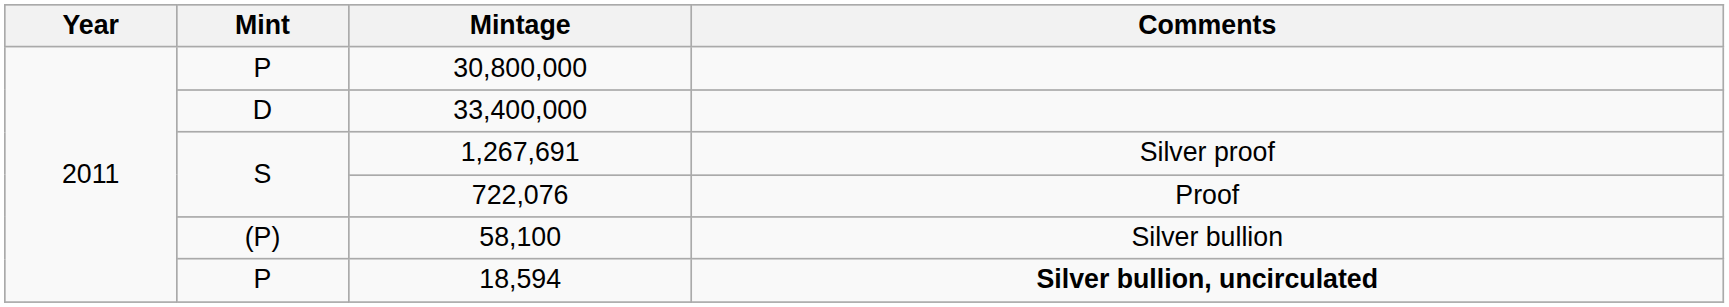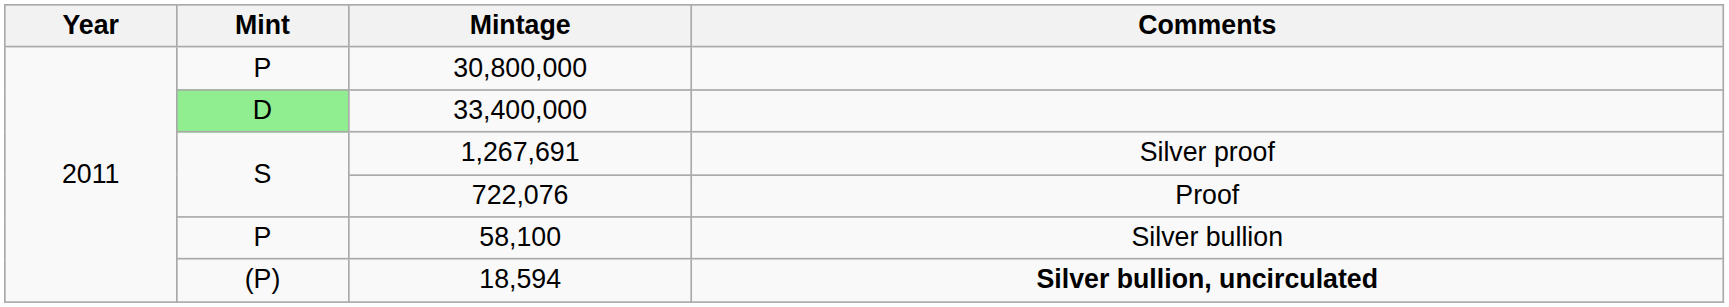(262, 110) no background -> (262, 110) lightgreen background
(262, 237) (P) -> (262, 237) P
(262, 279) P -> (262, 279) (P)
